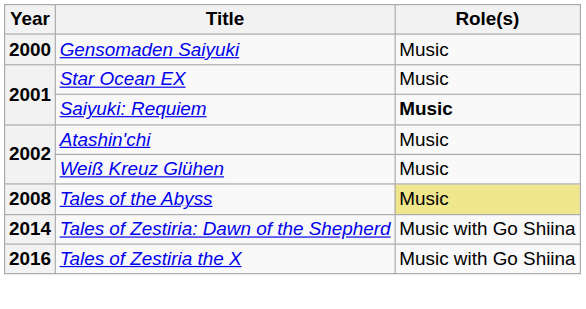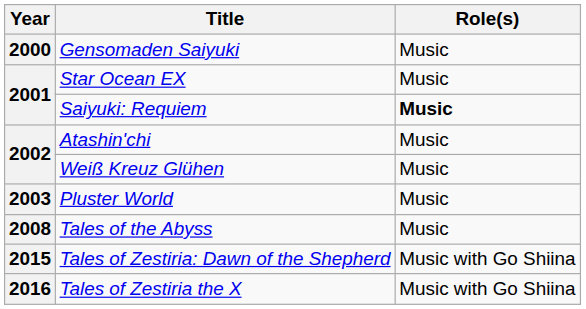+ row: (116, 199)
(424, 199) khaki background -> (424, 229) no background
(30, 229) 2014 -> (30, 259) 2015
